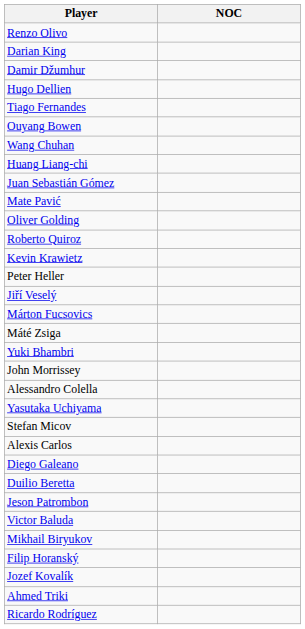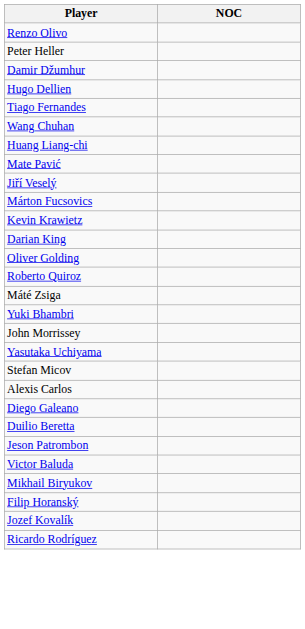rows swapped: (37, 51) <-> (36, 276)
- row: (44, 126)
- row: (61, 182)
rows swapped: (32, 295) <-> (43, 220)
rows swapped: (44, 239) <-> (50, 314)
- row: (52, 389)
- row: (38, 595)
